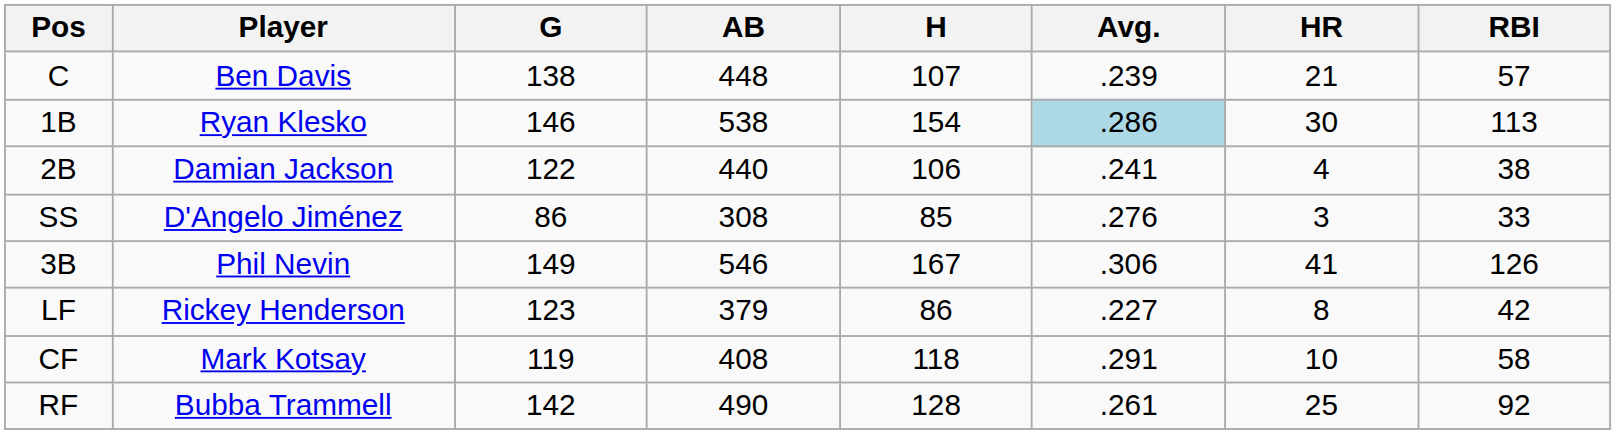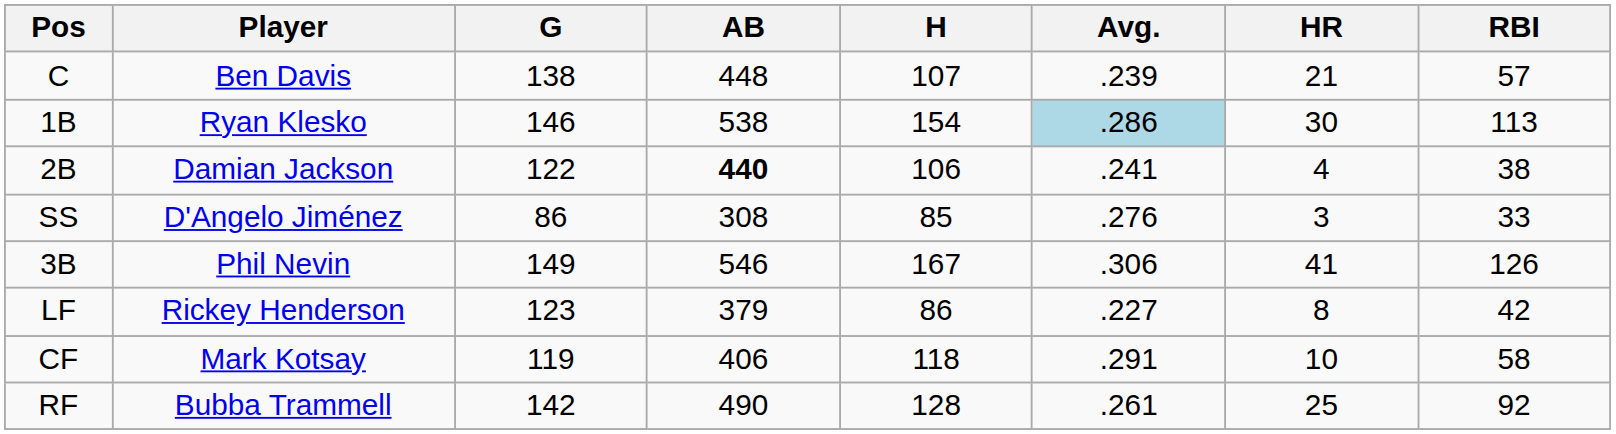(743, 169) normal -> (743, 169) bold
(743, 358) 408 -> (743, 358) 406
